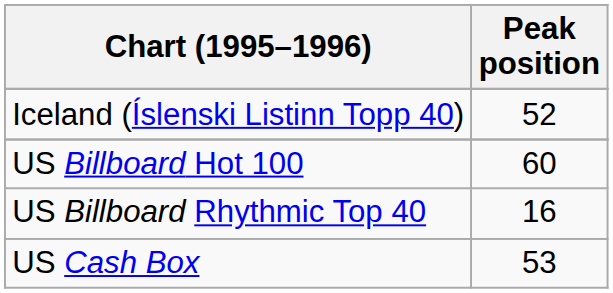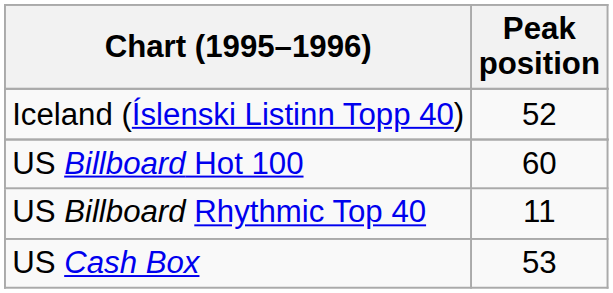(539, 212) 16 -> (539, 212) 11
